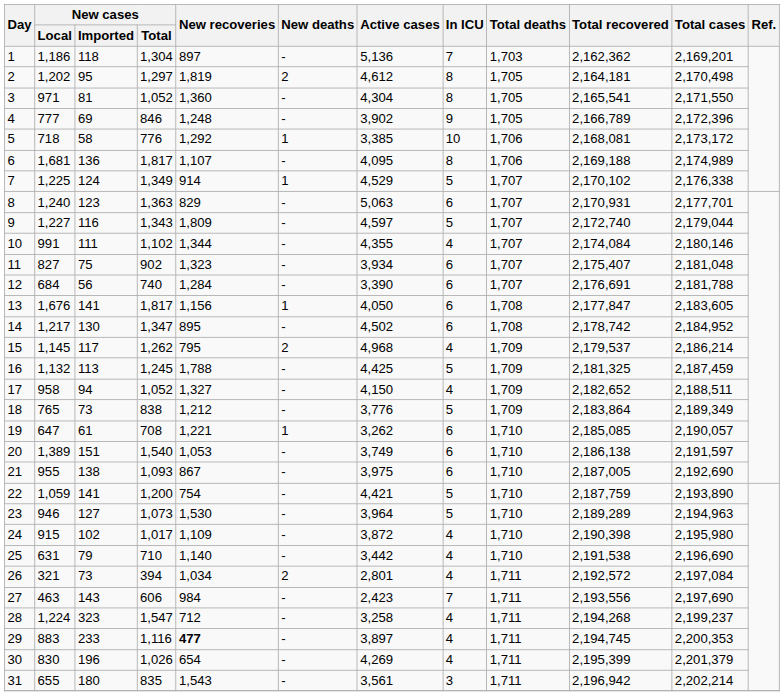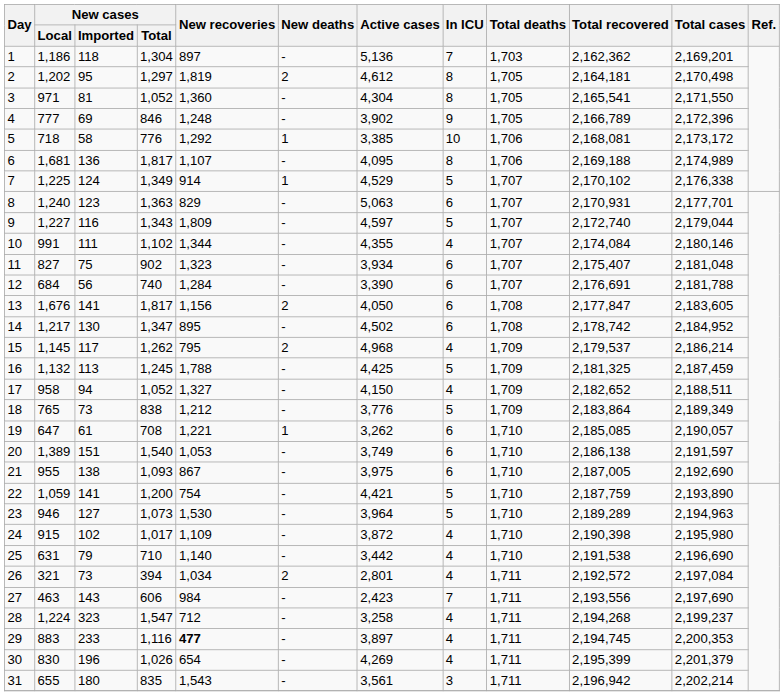(285, 306) 1 -> (285, 306) 2
